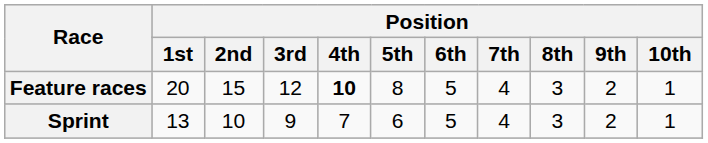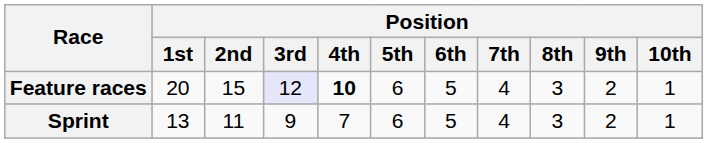(290, 87) no background -> (290, 87) lavender background
(398, 87) 8 -> (398, 87) 6
(234, 121) 10 -> (234, 121) 11
